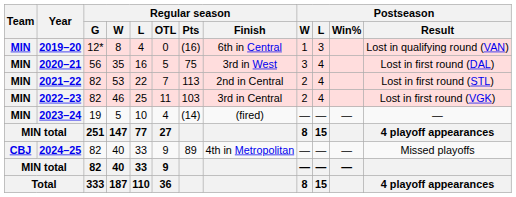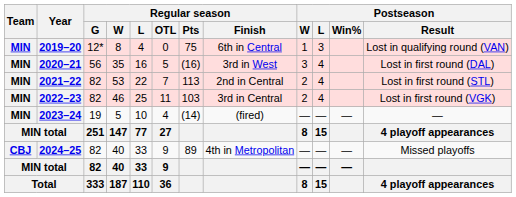(191, 47) (16) -> (191, 47) 75
(191, 64) 75 -> (191, 64) (16)
